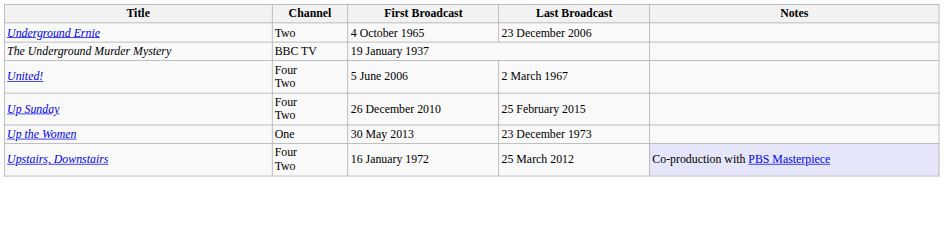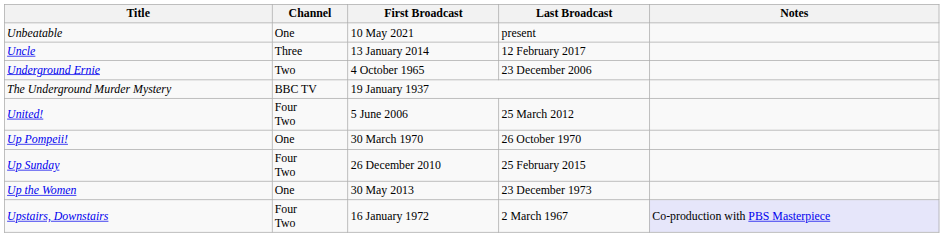+ row: (35, 32)
+ row: (21, 51)
(535, 76) 2 March 1967 -> (538, 114) 25 March 2012
+ row: (38, 139)
(538, 159) 25 March 2012 -> (535, 216) 2 March 1967
